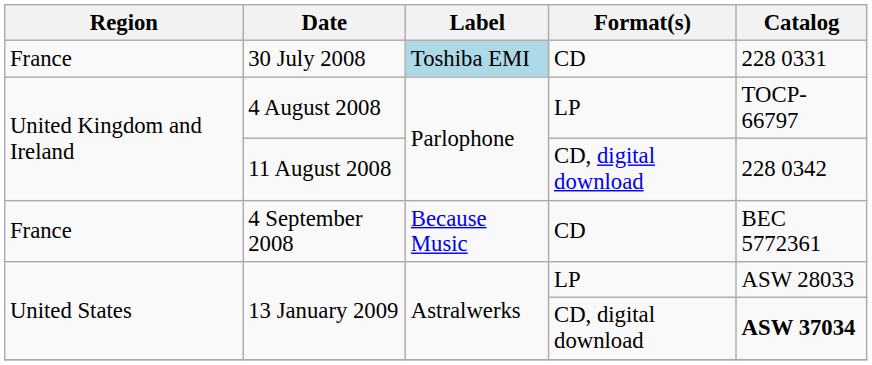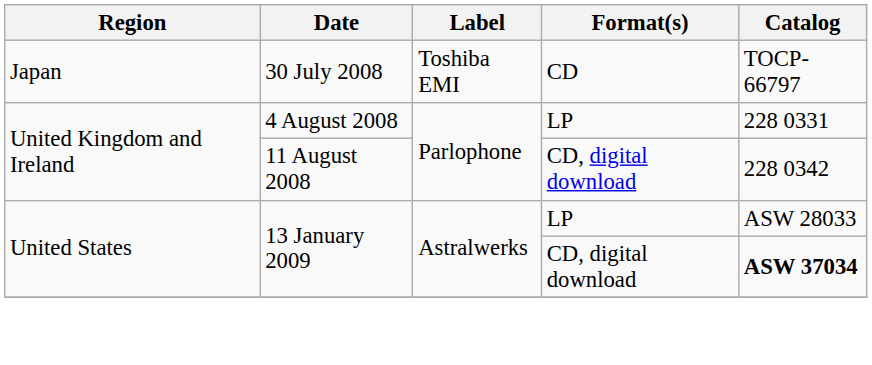(41, 58) France -> (36, 71) Japan
(470, 58) lightblue background -> (454, 71) no background
(784, 58) 228 0331 -> (776, 71) TOCP-66797
(774, 107) TOCP-66797 -> (786, 120) 228 0331
- row: (305, 230)
